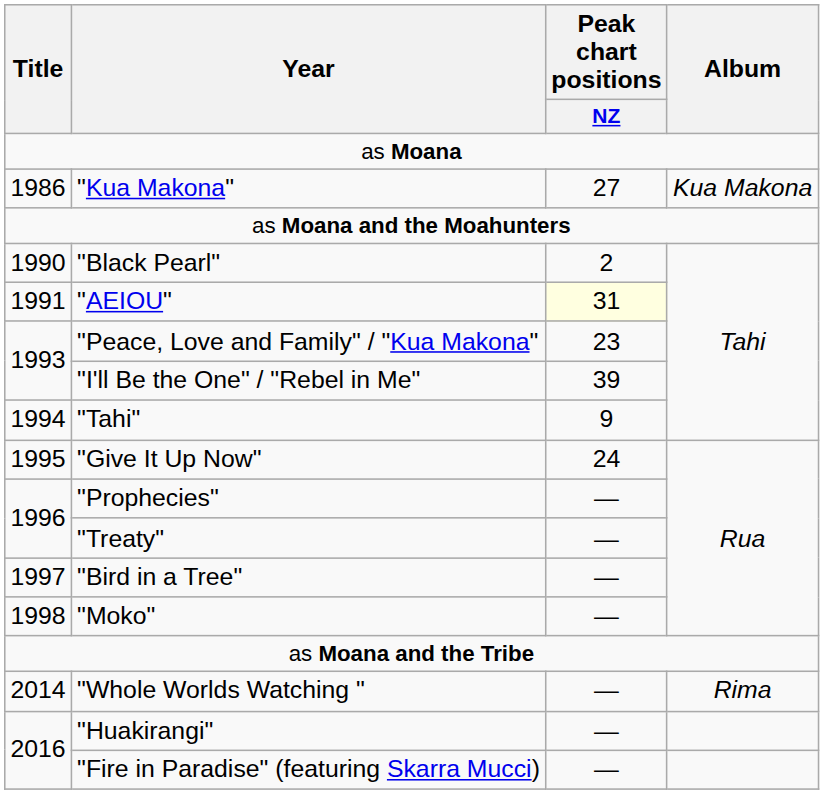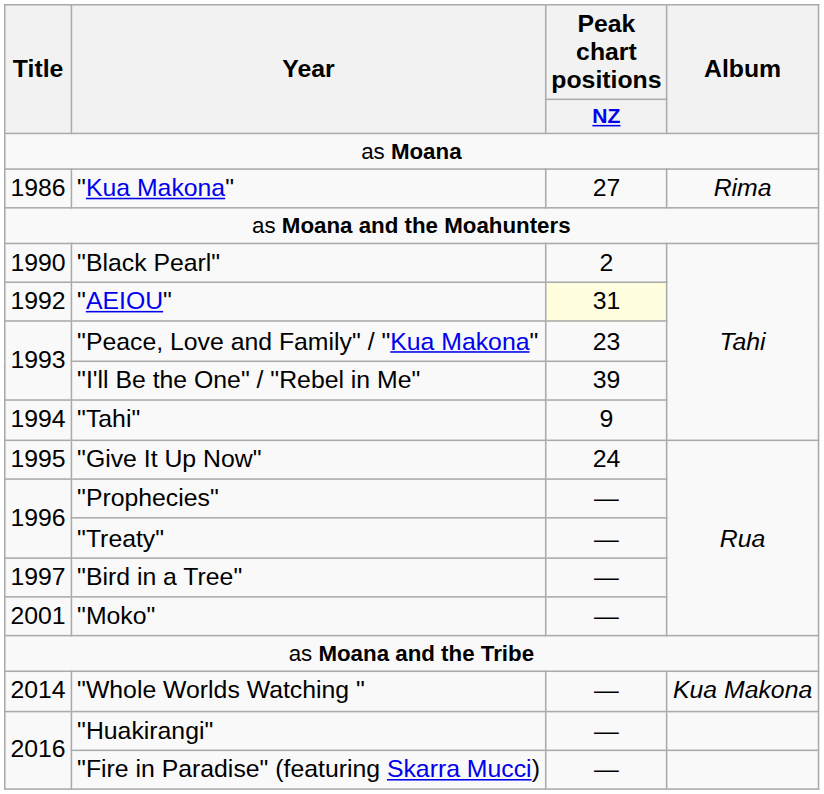(743, 187) Kua Makona -> (743, 187) Rima
(38, 301) 1991 -> (38, 301) 1992
(38, 616) 1998 -> (38, 616) 2001
(743, 690) Rima -> (743, 690) Kua Makona
